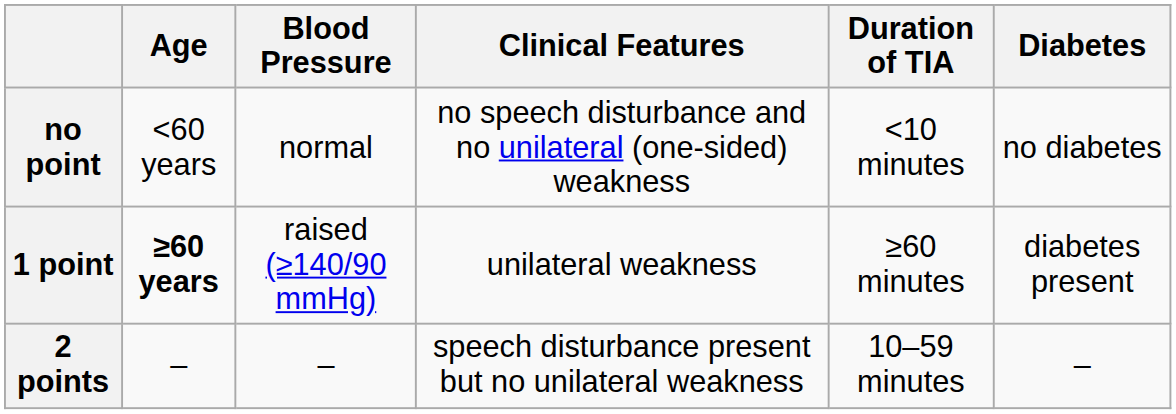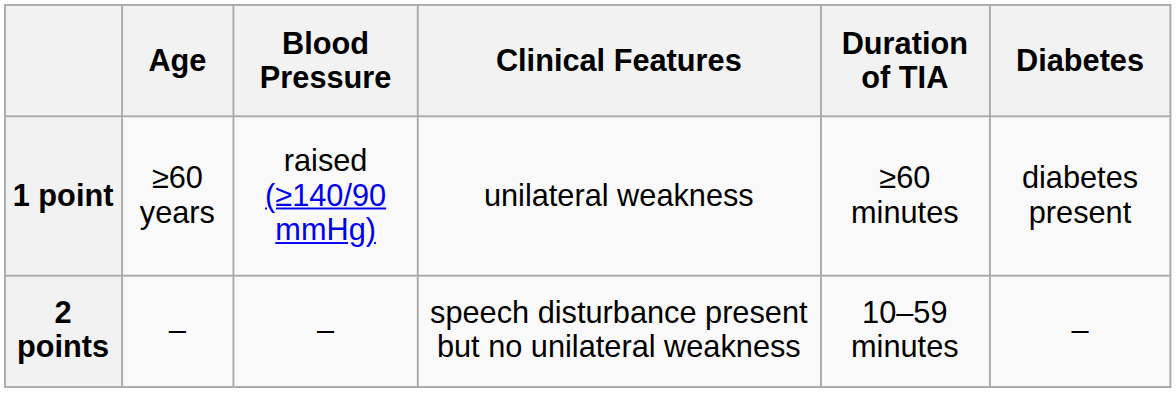- row: (63, 146)
(179, 264) bold -> (177, 195) normal
